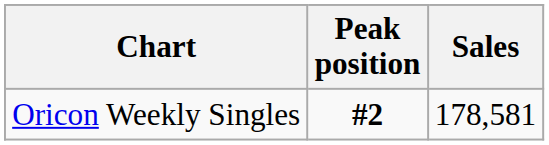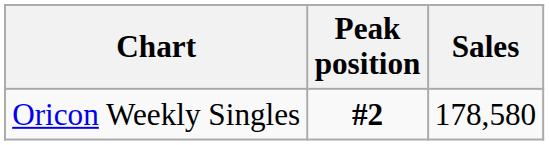(485, 113) 178,581 -> (485, 113) 178,580
